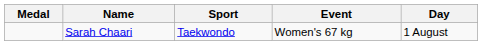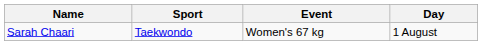- column: (33, 14)
